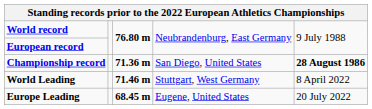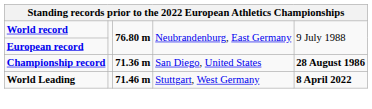(323, 79) normal -> (324, 79) bold
- row: (43, 96)
